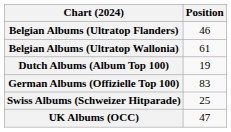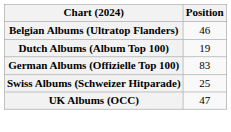- row: (94, 48)
